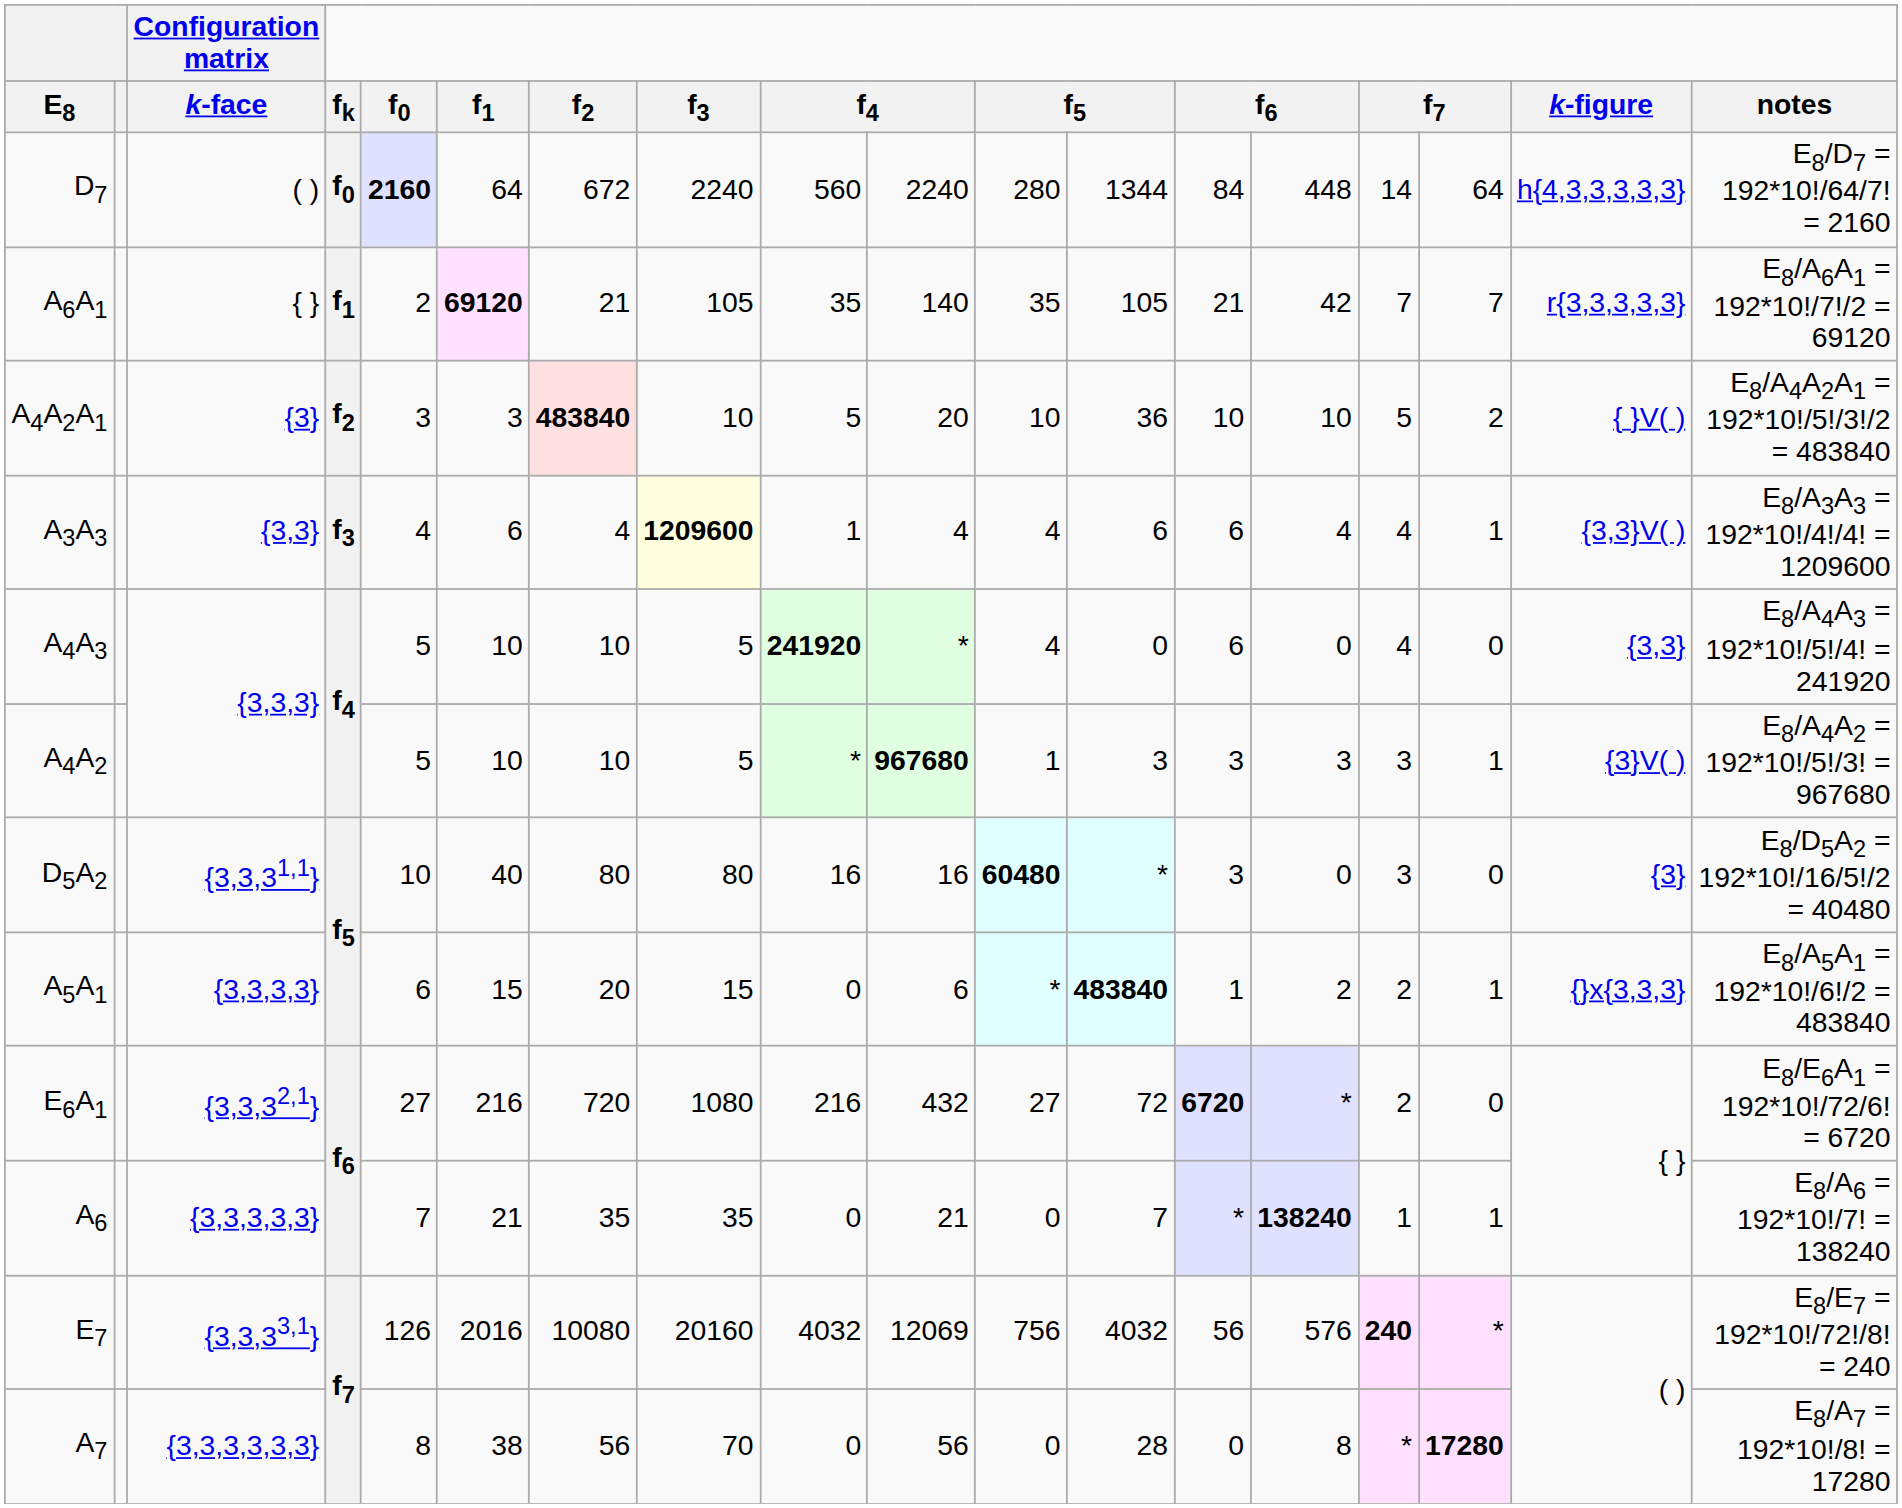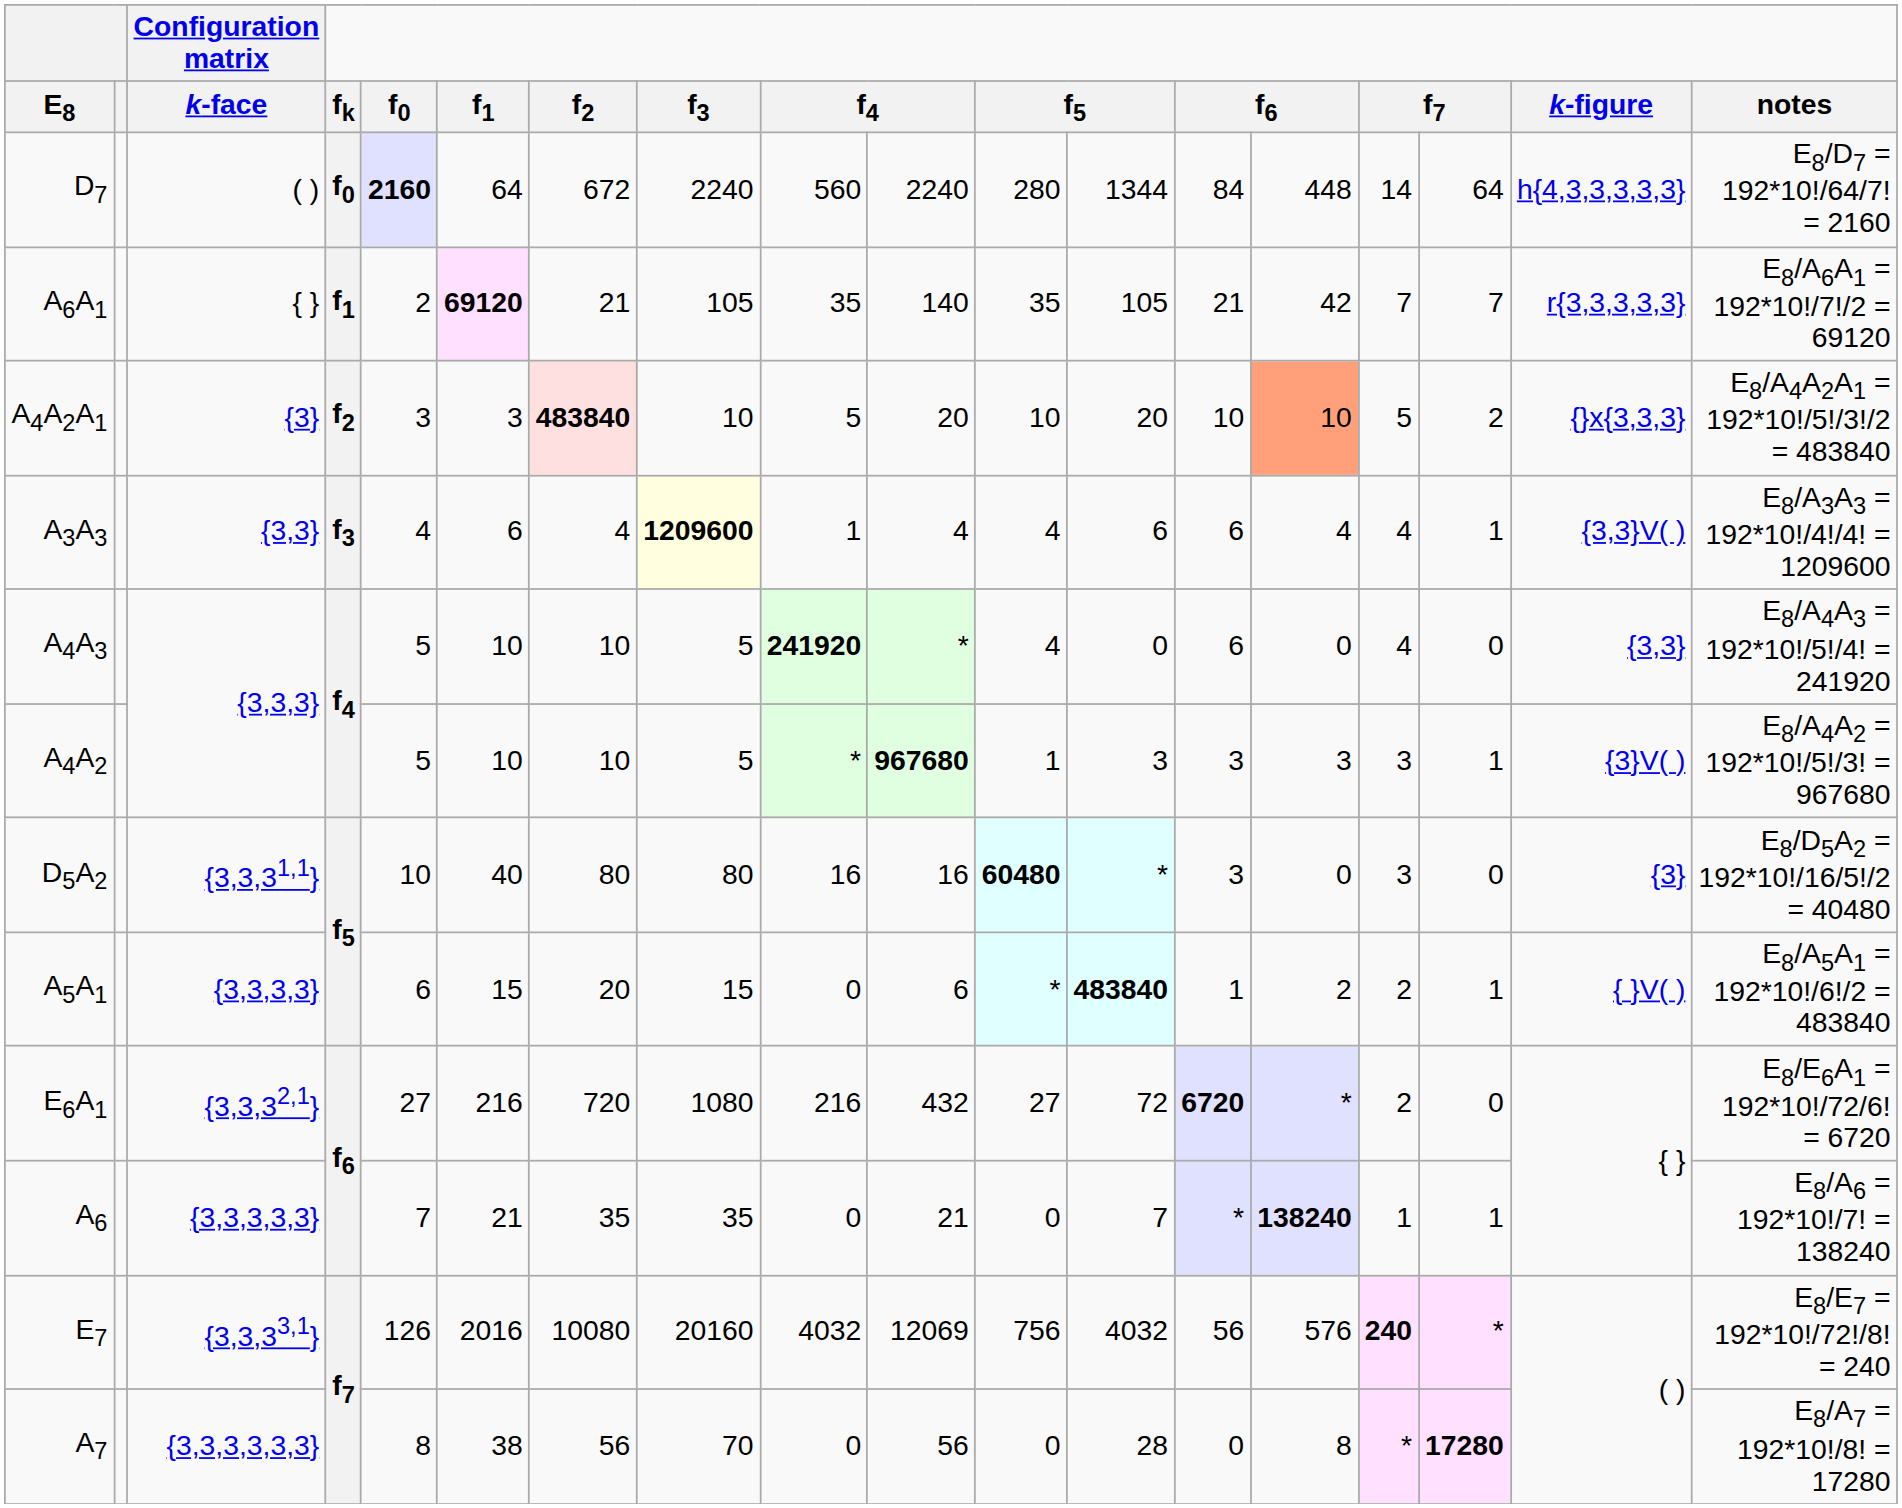(1152, 417) 36 -> (1152, 417) 20
(1336, 417) no background -> (1336, 417) lightsalmon background
(1649, 417) { }V( ) -> (1628, 417) {}x{3,3,3}
(1628, 988) {}x{3,3,3} -> (1649, 988) { }V( )
